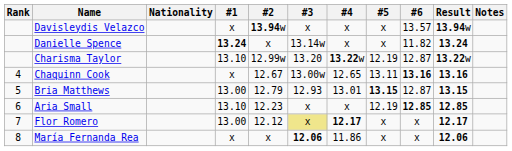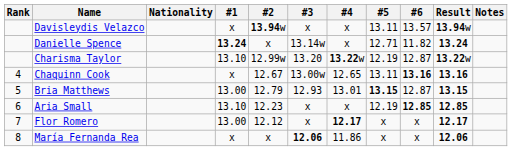(383, 28) x -> (383, 28) 13.11
(383, 44) x -> (383, 44) 12.71
(308, 122) khaki background -> (308, 122) no background
